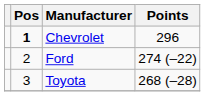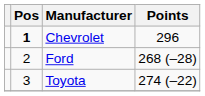(168, 59) 274 (–22) -> (168, 59) 268 (–28)
(168, 80) 268 (–28) -> (168, 80) 274 (–22)
